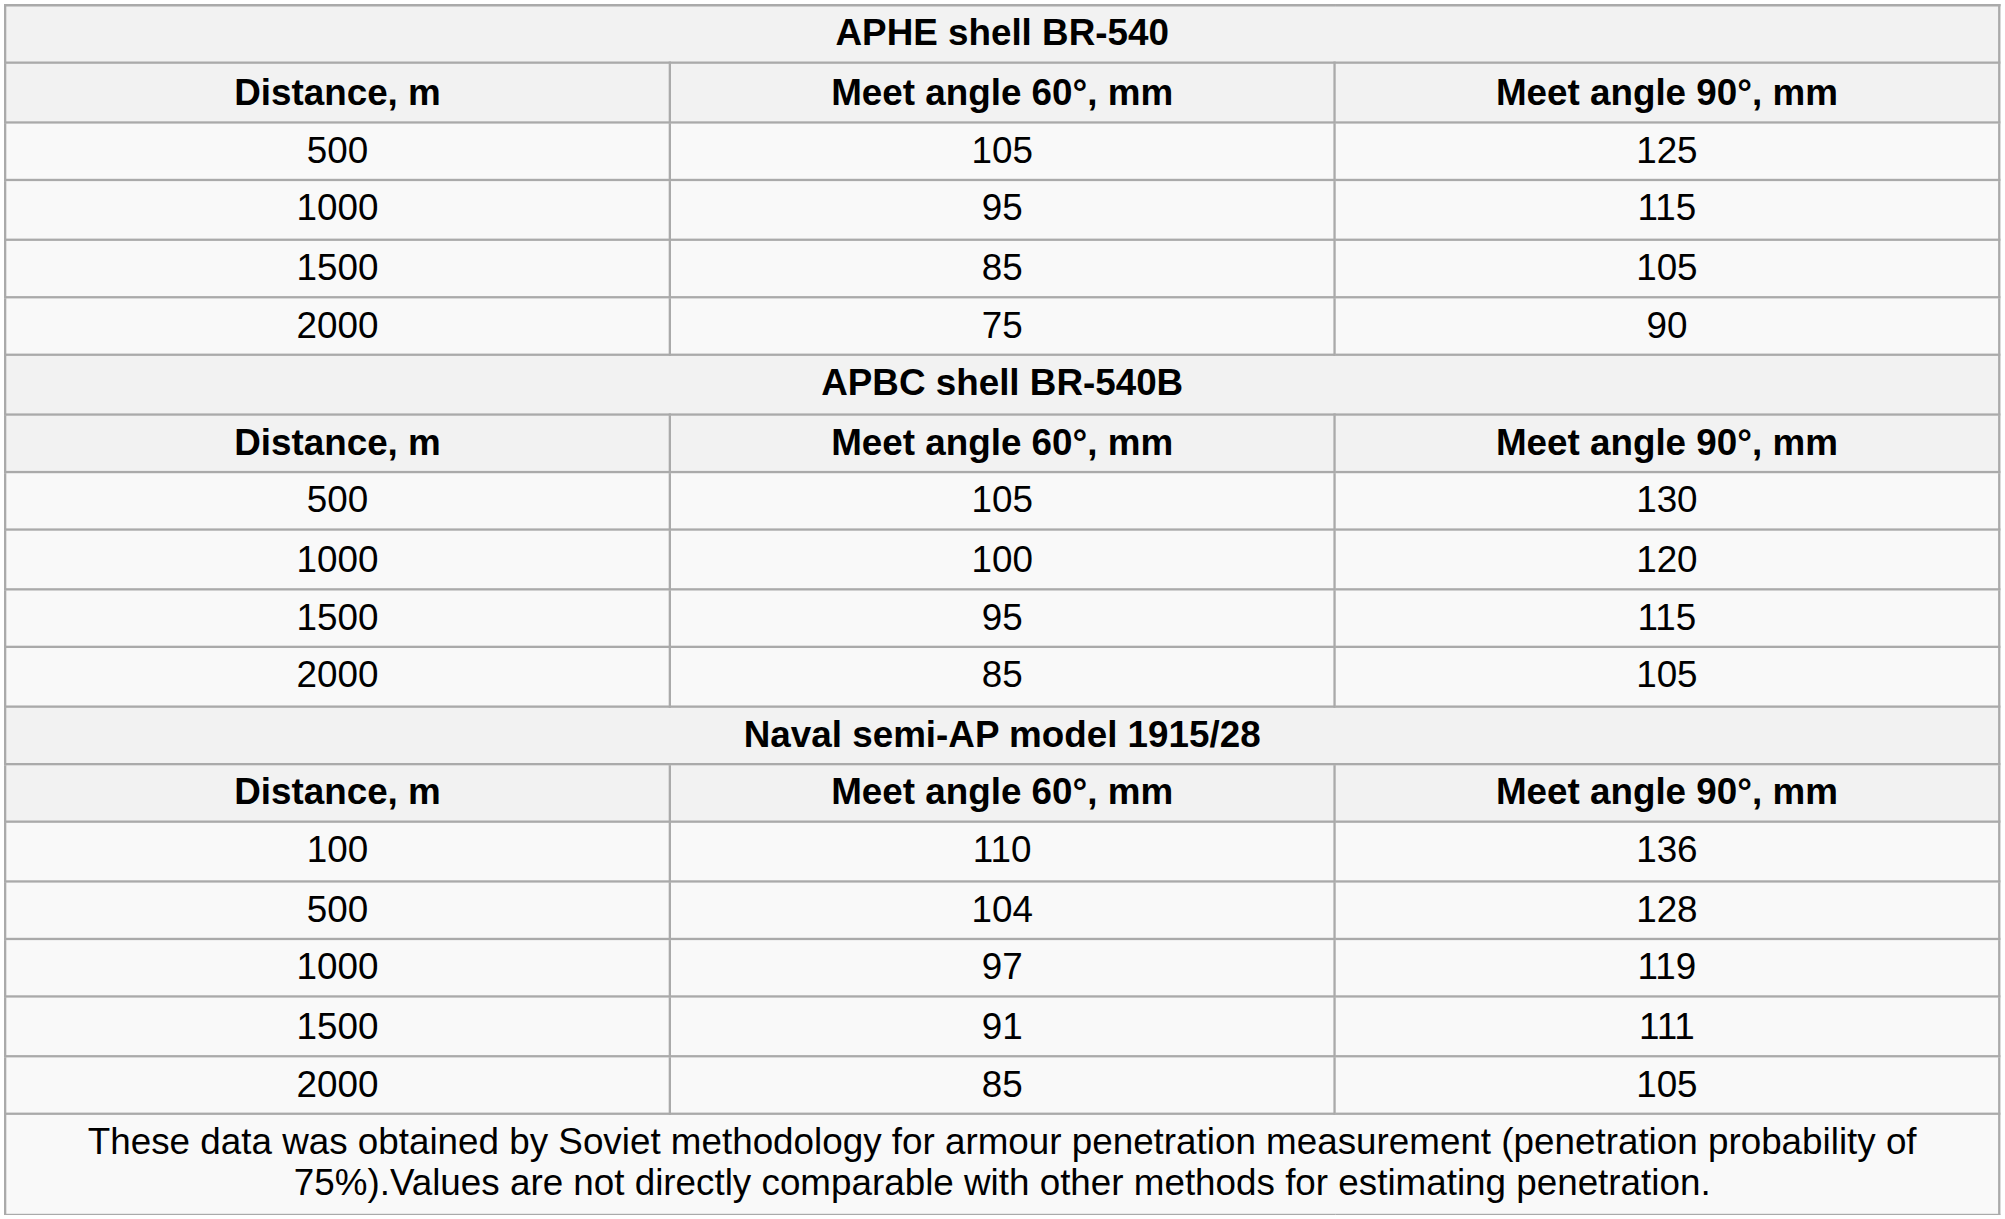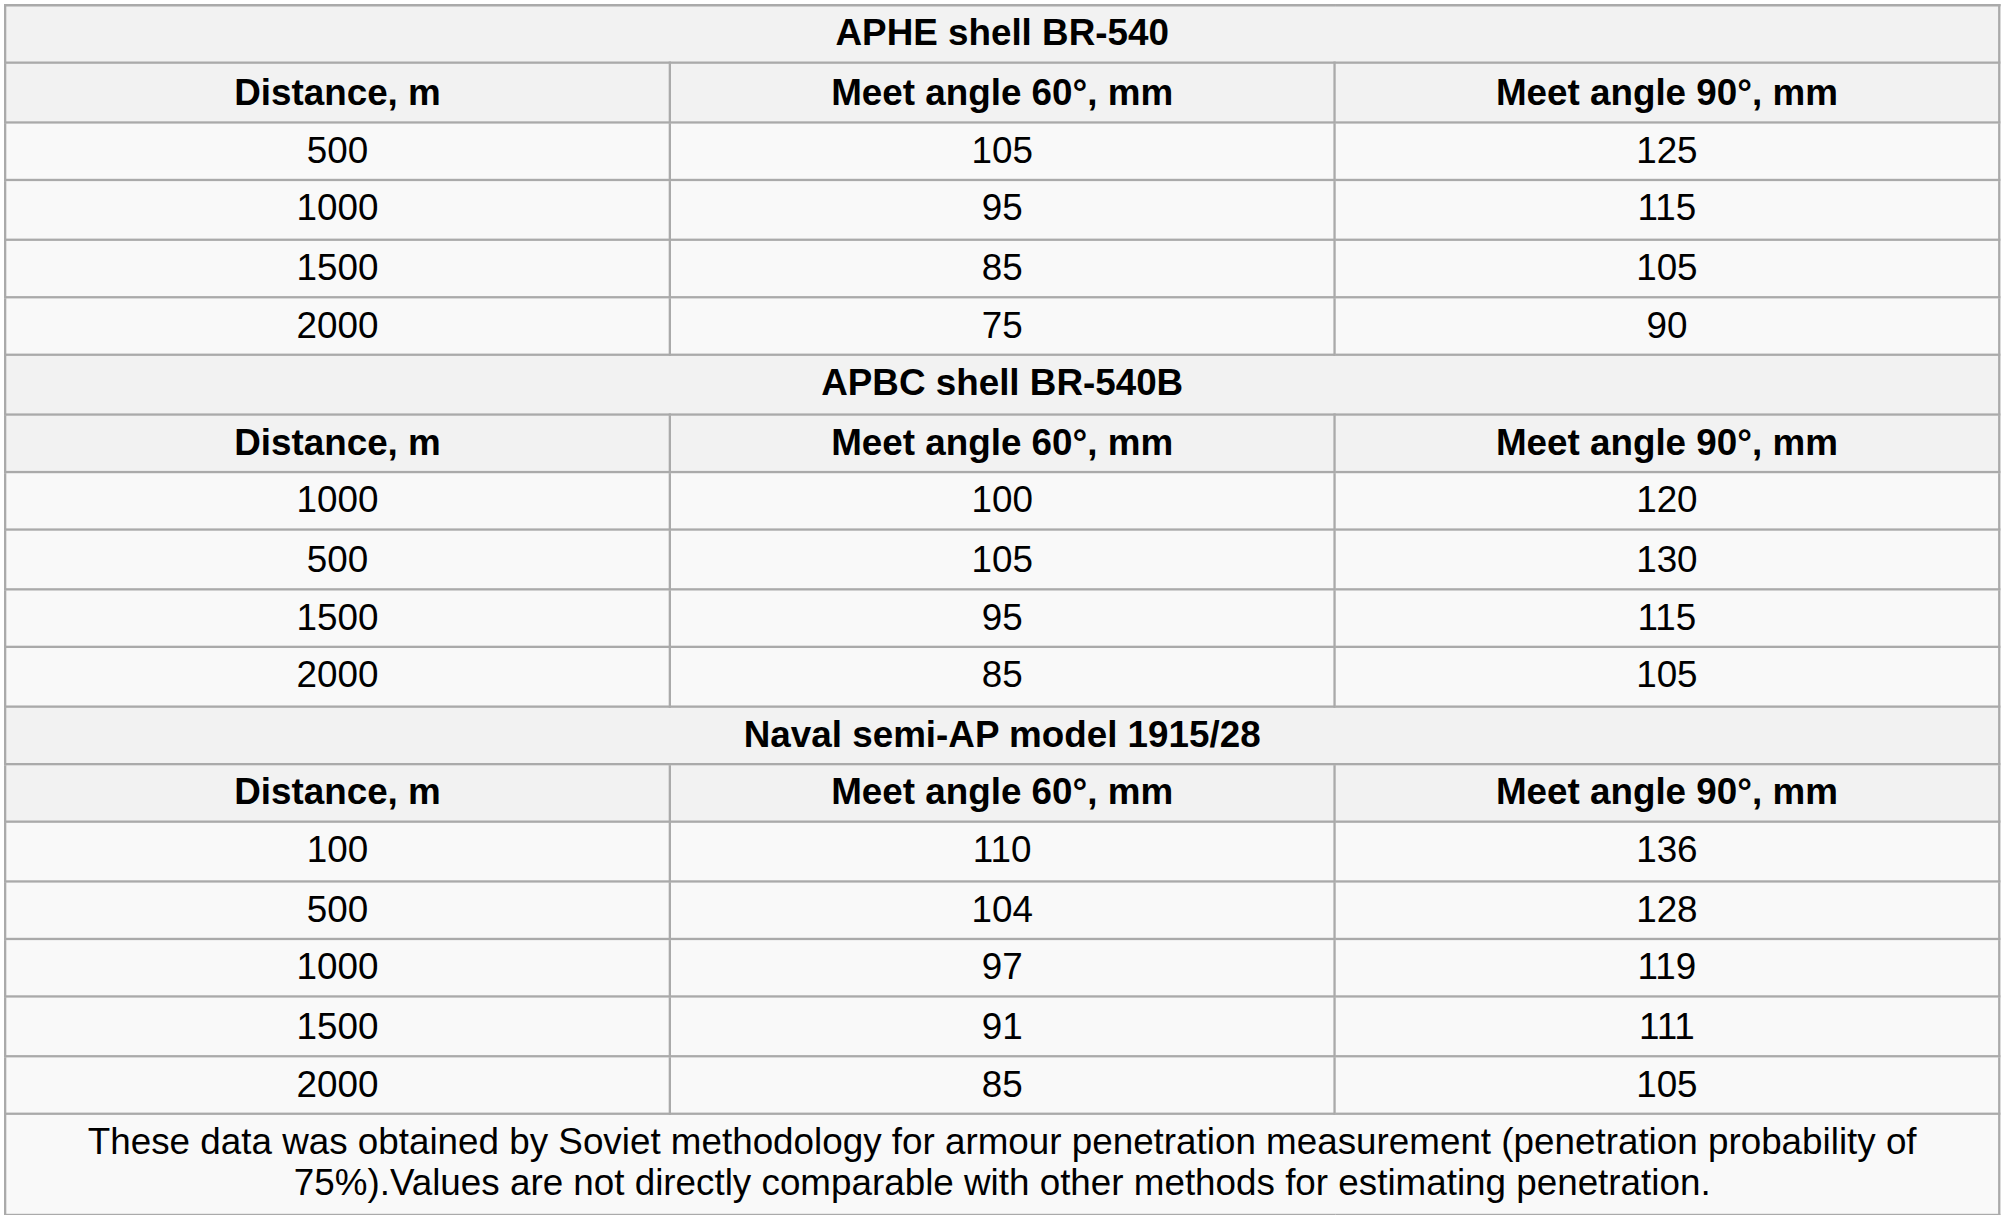rows swapped: (337, 500) <-> (337, 558)
